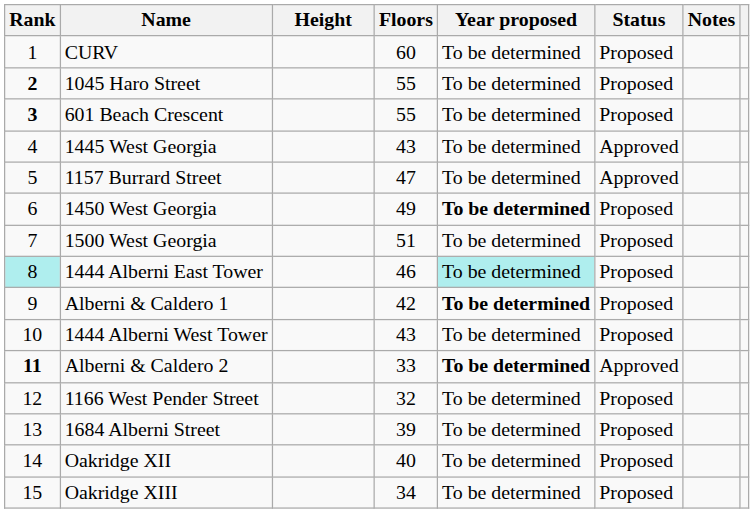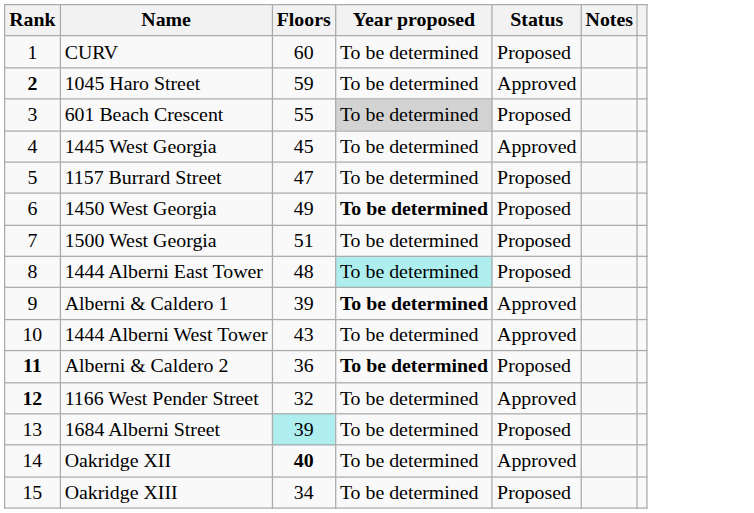- column: (323, 20)
(406, 83) 55 -> (304, 83) 59
(636, 83) Proposed -> (537, 83) Approved
(32, 114) bold -> (32, 114) normal
(511, 114) no background -> (409, 114) lightgrey background
(406, 146) 43 -> (304, 146) 45
(639, 177) Approved -> (534, 177) Proposed
(32, 271) paleturquoise background -> (32, 271) no background
(406, 271) 46 -> (304, 271) 48
(406, 303) 42 -> (304, 303) 39
(636, 303) Proposed -> (537, 303) Approved
(636, 334) Proposed -> (537, 334) Approved
(406, 366) 33 -> (304, 366) 36
(639, 366) Approved -> (534, 366) Proposed
(32, 397) normal -> (32, 397) bold
(636, 397) Proposed -> (537, 397) Approved
(406, 429) no background -> (304, 429) paleturquoise background
(406, 460) normal -> (304, 460) bold
(636, 460) Proposed -> (537, 460) Approved
